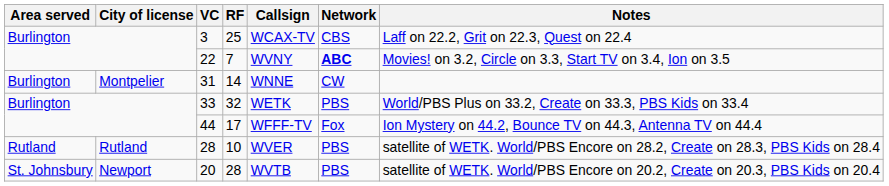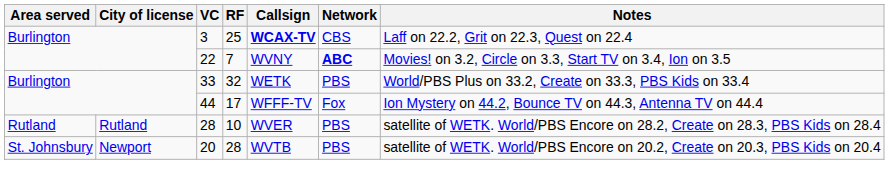(283, 37) normal -> (283, 37) bold
- row: (208, 81)
